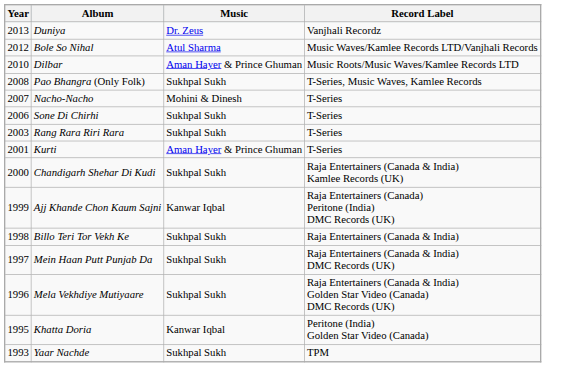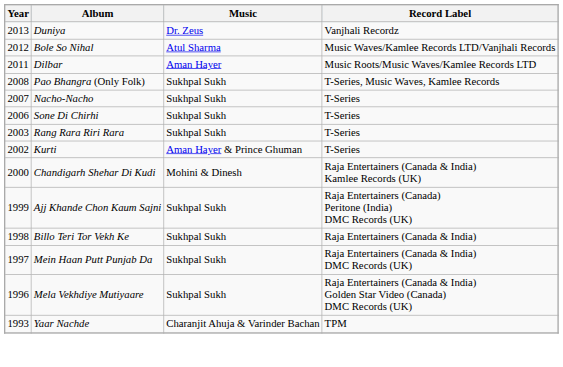(18, 64) 2010 -> (18, 64) 2011
(234, 64) Aman Hayer & Prince Ghuman -> (194, 64) Aman Hayer
(204, 98) Mohini & Dinesh -> (196, 98) Sukhpal Sukh
(18, 149) 2001 -> (18, 149) 2002
(196, 172) Sukhpal Sukh -> (204, 172) Mohini & Dinesh
(196, 207) Kanwar Iqbal -> (196, 207) Sukhpal Sukh
- row: (63, 330)
(196, 353) Sukhpal Sukh -> (243, 324) Charanjit Ahuja & Varinder Bachan
